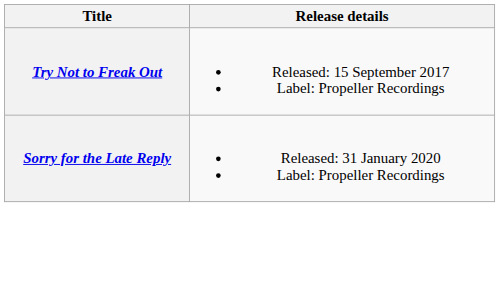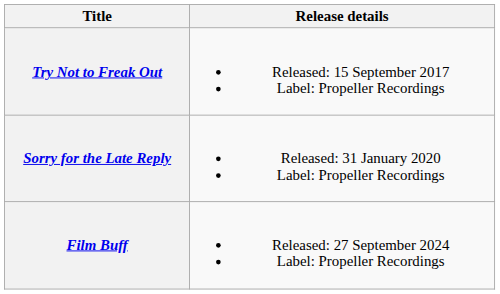+ row: (97, 245)
